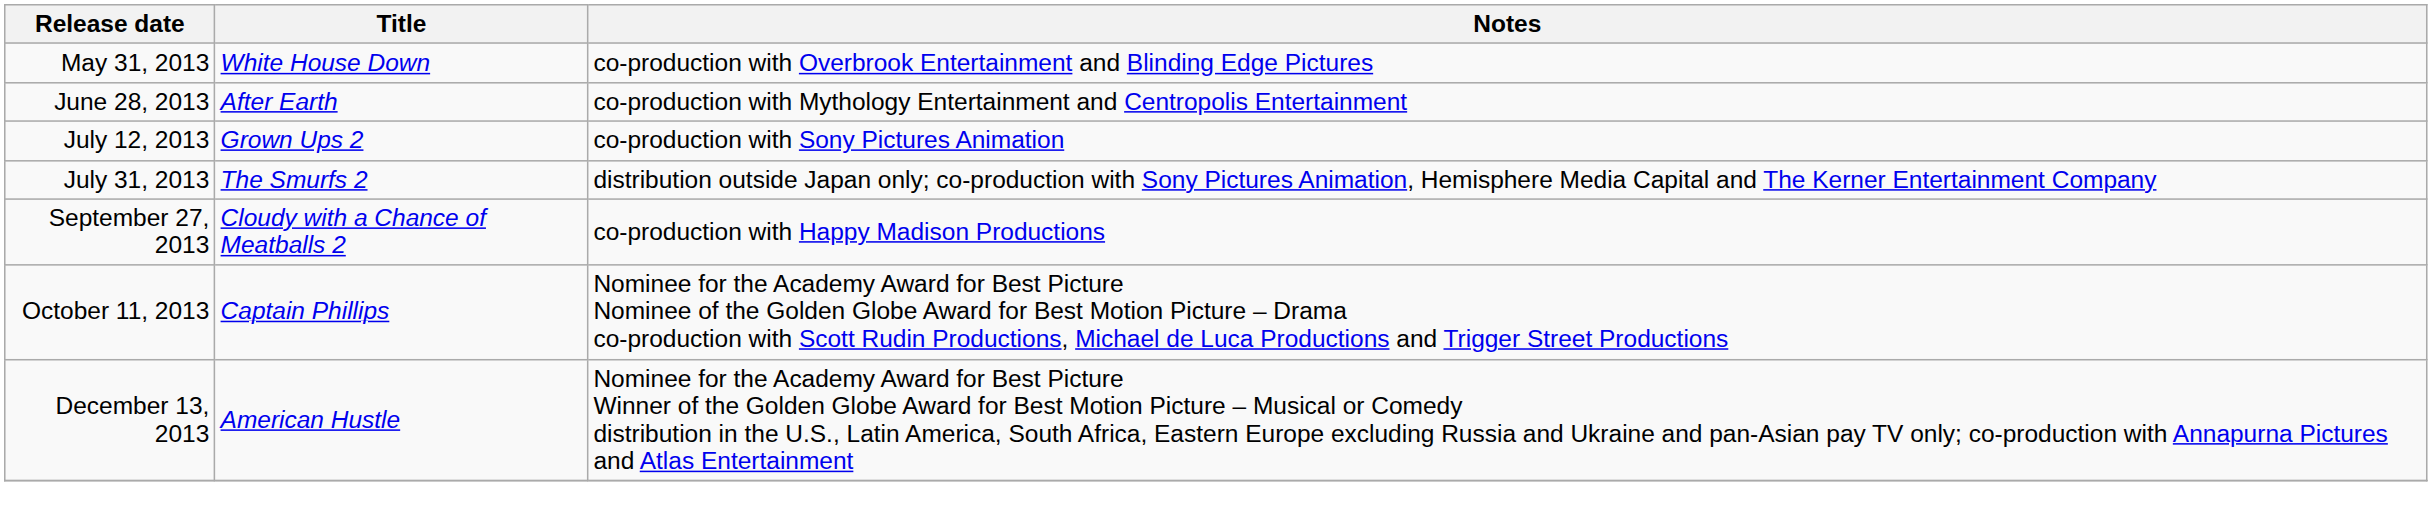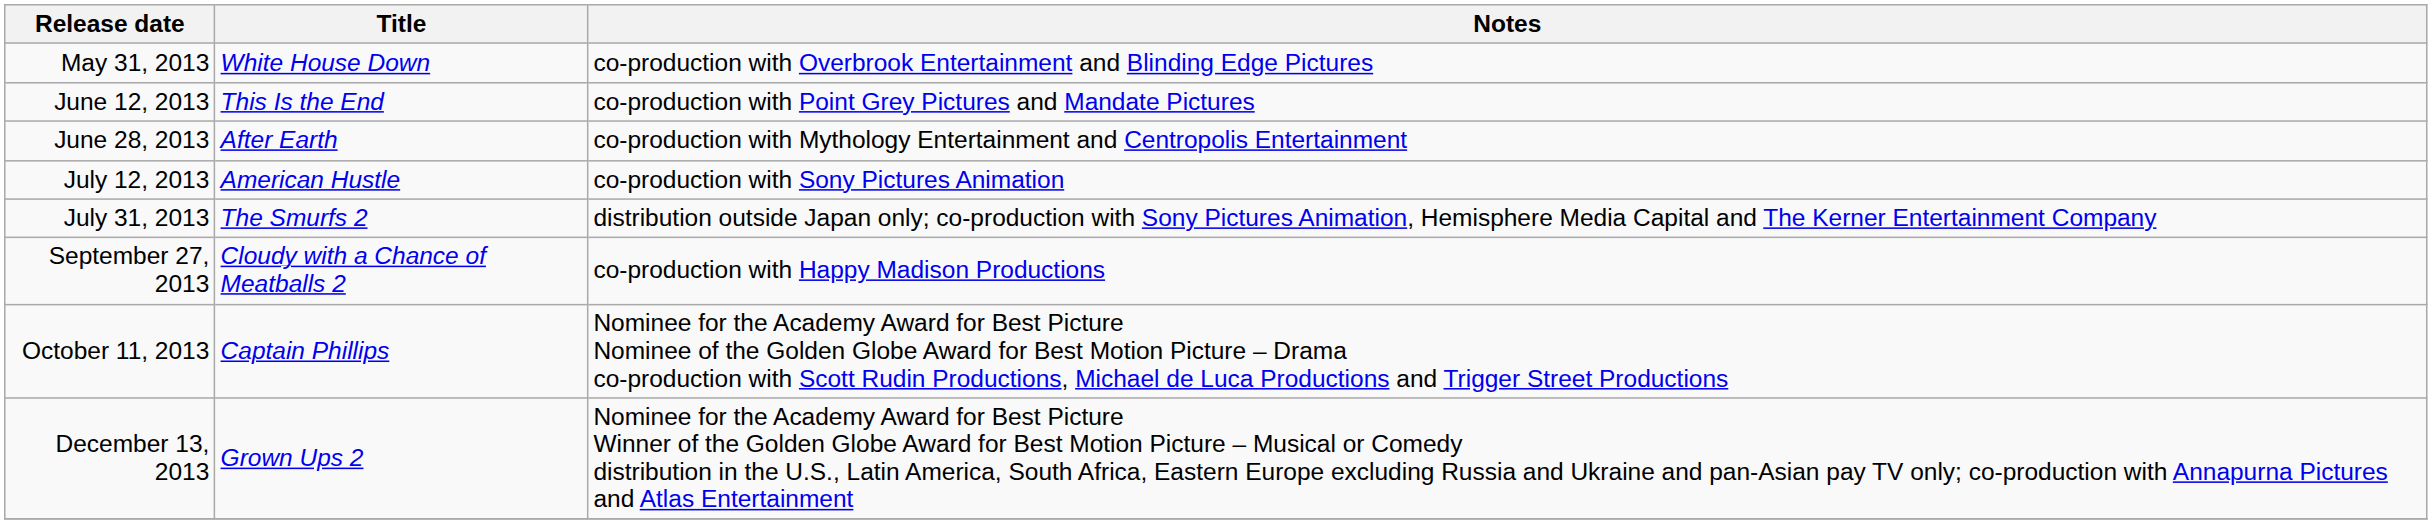+ row: (132, 101)
(292, 140) Grown Ups 2 -> (310, 179) American Hustle
(310, 419) American Hustle -> (292, 458) Grown Ups 2
